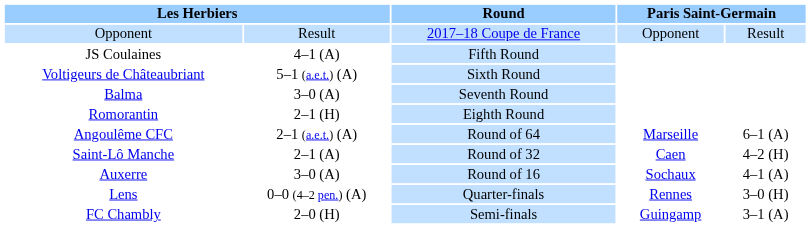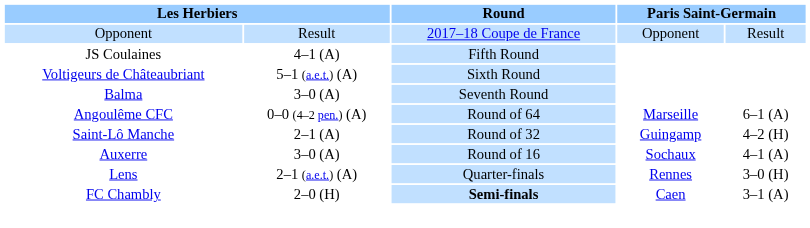- row: (123, 114)
(317, 134) 2–1 (a.e.t.) (A) -> (317, 114) 0–0 (4–2 pen.) (A)
(671, 154) Caen -> (671, 134) Guingamp
(317, 194) 0–0 (4–2 pen.) (A) -> (317, 174) 2–1 (a.e.t.) (A)
(504, 214) normal -> (504, 194) bold
(671, 214) Guingamp -> (671, 194) Caen
